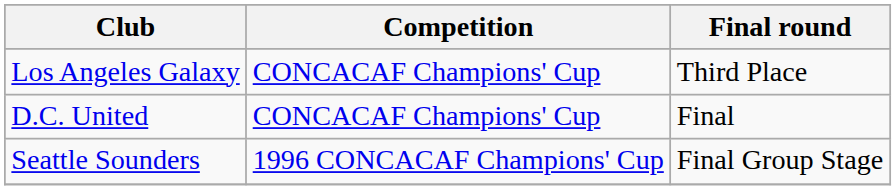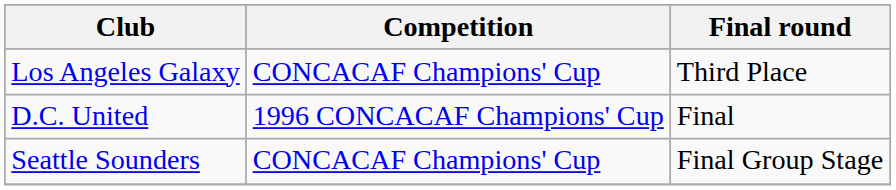(427, 116) CONCACAF Champions' Cup -> (458, 116) 1996 CONCACAF Champions' Cup
(458, 160) 1996 CONCACAF Champions' Cup -> (427, 160) CONCACAF Champions' Cup
